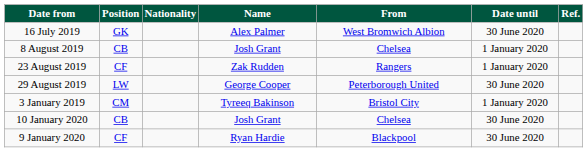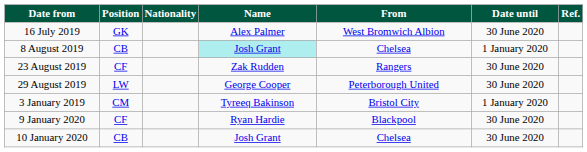(257, 49) no background -> (257, 49) paleturquoise background
(515, 67) 1 January 2020 -> (515, 67) 30 June 2020
rows swapped: (52, 138) <-> (52, 120)
